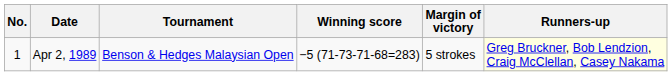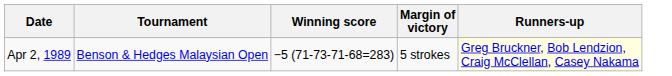- column: (17, 21)
